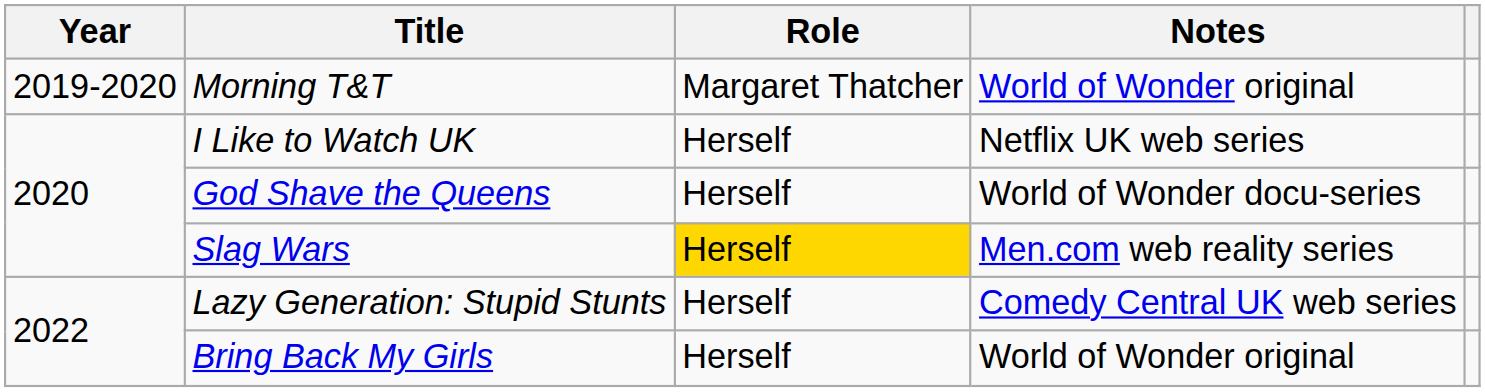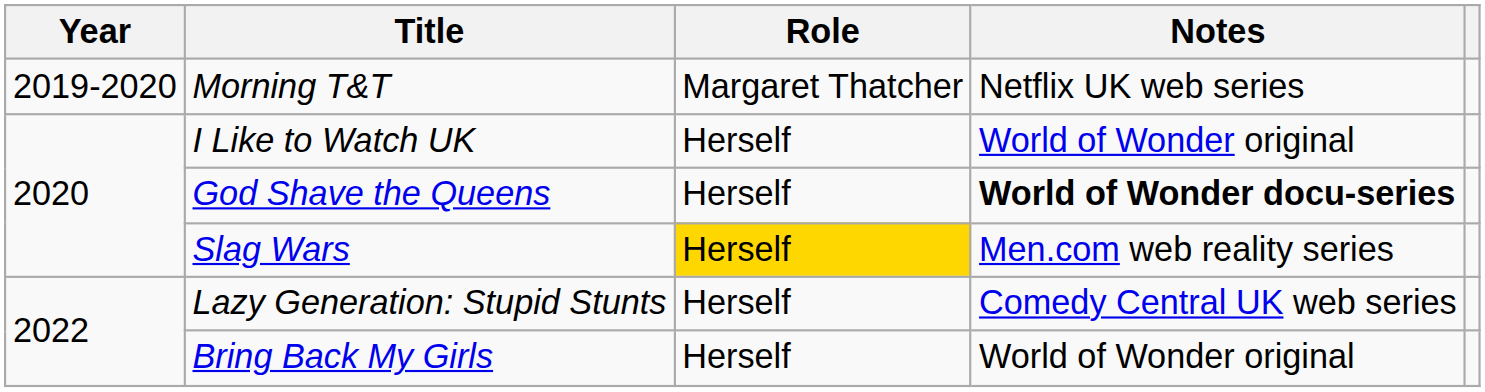(1167, 85) World of Wonder original -> (1142, 85) Netflix UK web series
(1142, 140) Netflix UK web series -> (1167, 140) World of Wonder original
(1200, 194) normal -> (1217, 194) bold
